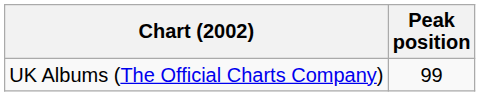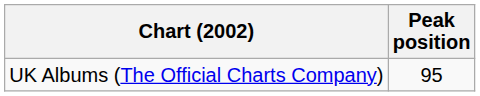(432, 74) 99 -> (432, 74) 95
